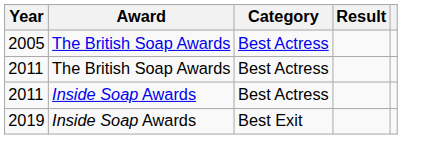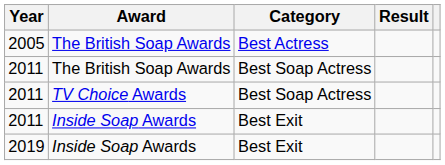(283, 69) Best Actress -> (305, 69) Best Soap Actress
+ row: (26, 95)
(283, 95) Best Actress -> (270, 120) Best Exit
